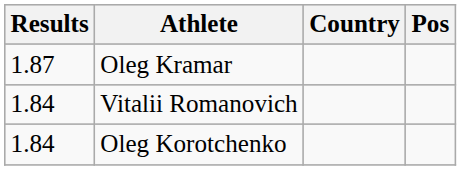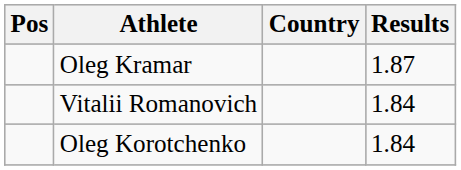columns swapped: (430, 24) <-> (50, 24)
